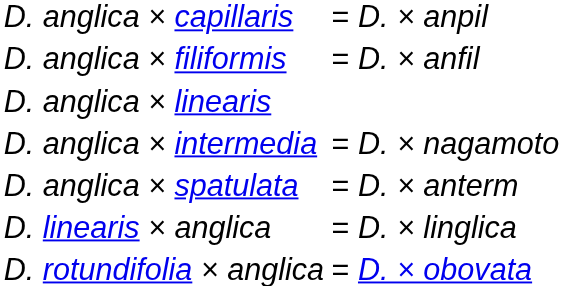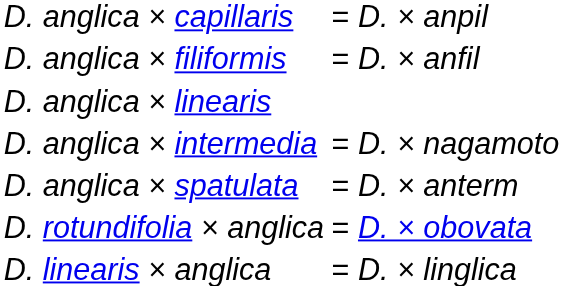rows swapped: (138, 227) <-> (164, 269)
